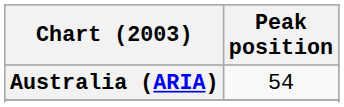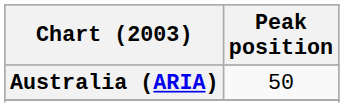(281, 83) 54 -> (281, 83) 50
